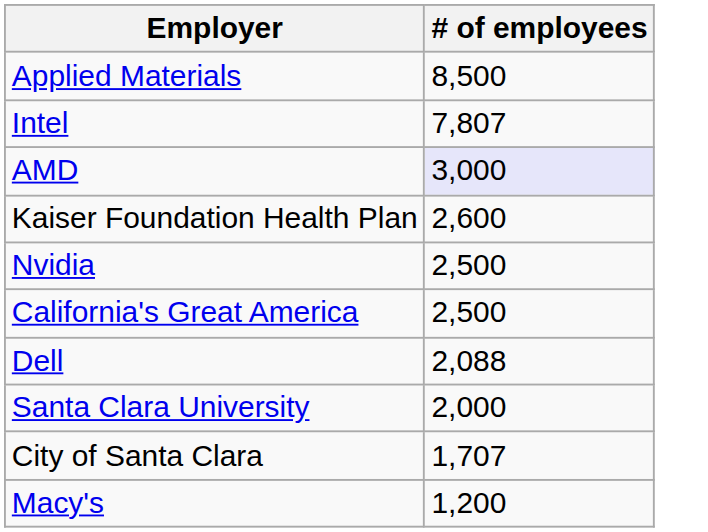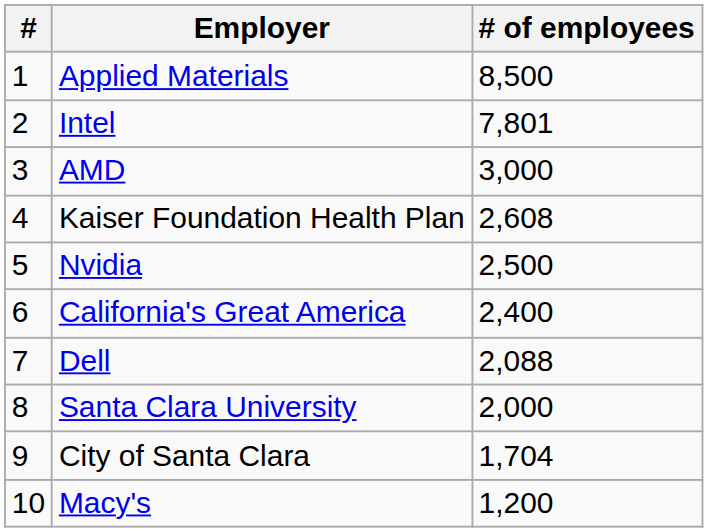+ column: (28, 28)
(469, 123) 7,807 -> (516, 123) 7,801
(469, 170) lavender background -> (516, 170) no background
(469, 218) 2,600 -> (516, 218) 2,608
(469, 312) 2,500 -> (516, 312) 2,400
(469, 455) 1,707 -> (516, 455) 1,704
